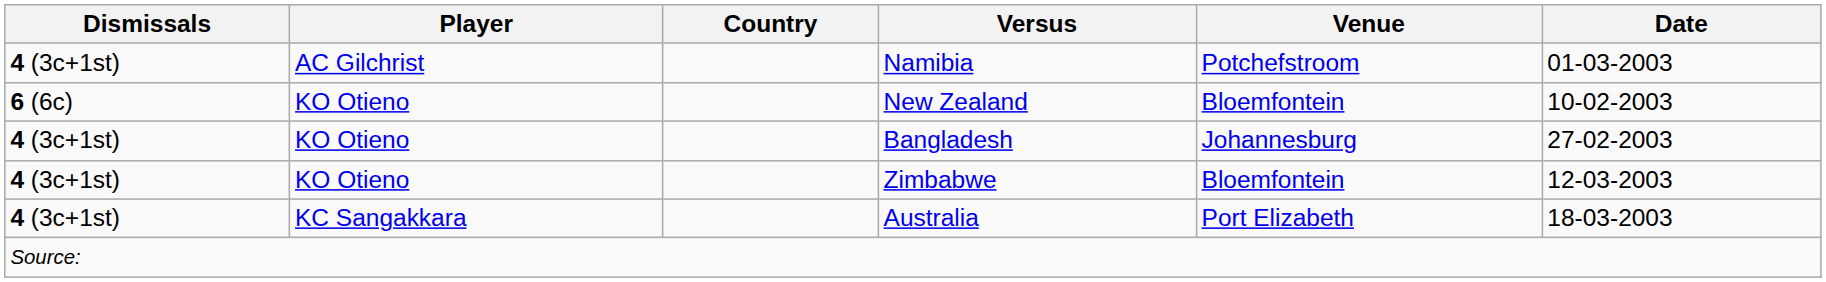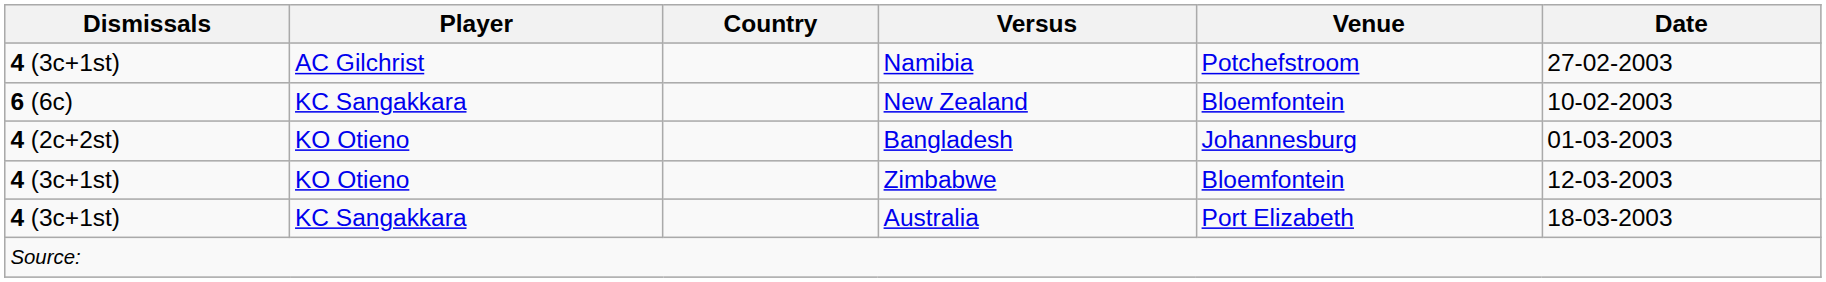(1610, 62) 01-03-2003 -> (1610, 62) 27-02-2003
(352, 101) KO Otieno -> (381, 101) KC Sangakkara
(65, 140) 4 (3c+1st) -> (65, 140) 4 (2c+2st)
(1610, 140) 27-02-2003 -> (1610, 140) 01-03-2003
